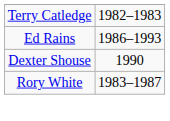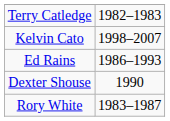+ row: (50, 37)
